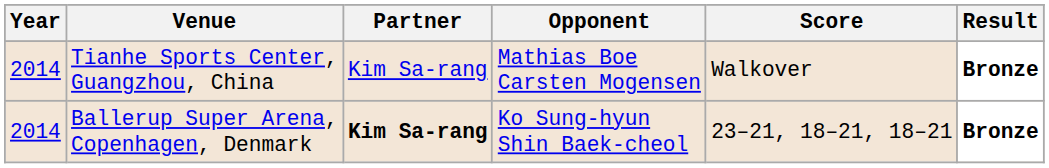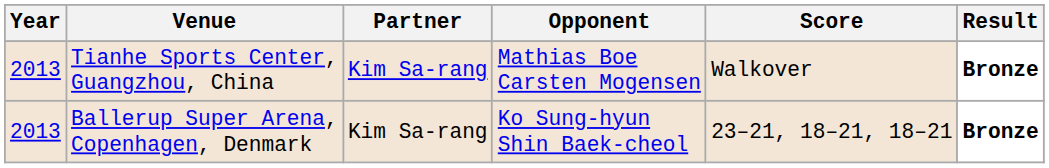(35, 71) 2014 -> (35, 71) 2013
(35, 132) 2014 -> (35, 132) 2013
(418, 132) bold -> (418, 132) normal
